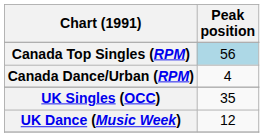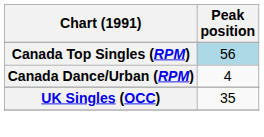- row: (101, 120)
